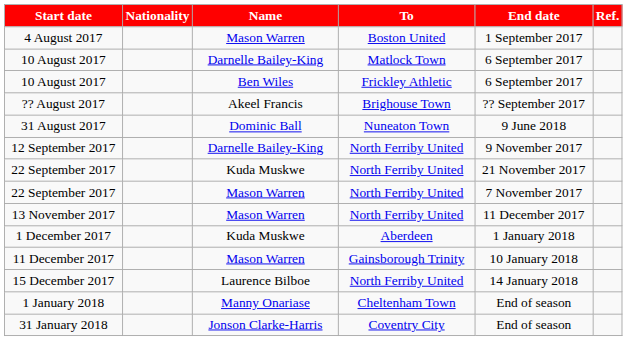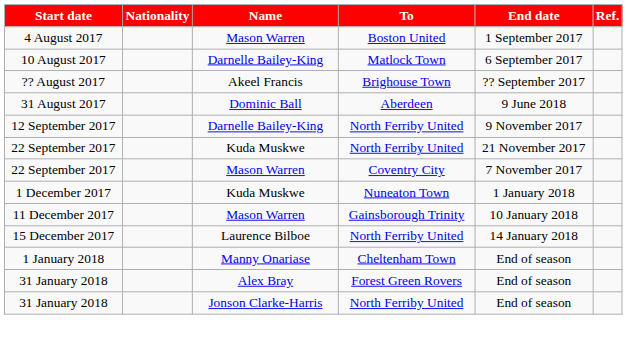- row: (63, 82)
(407, 126) Nuneaton Town -> (407, 104) Aberdeen
(407, 192) North Ferriby United -> (407, 170) Coventry City
- row: (63, 214)
(407, 236) Aberdeen -> (407, 192) Nuneaton Town
+ row: (63, 280)
(407, 325) Coventry City -> (407, 303) North Ferriby United
